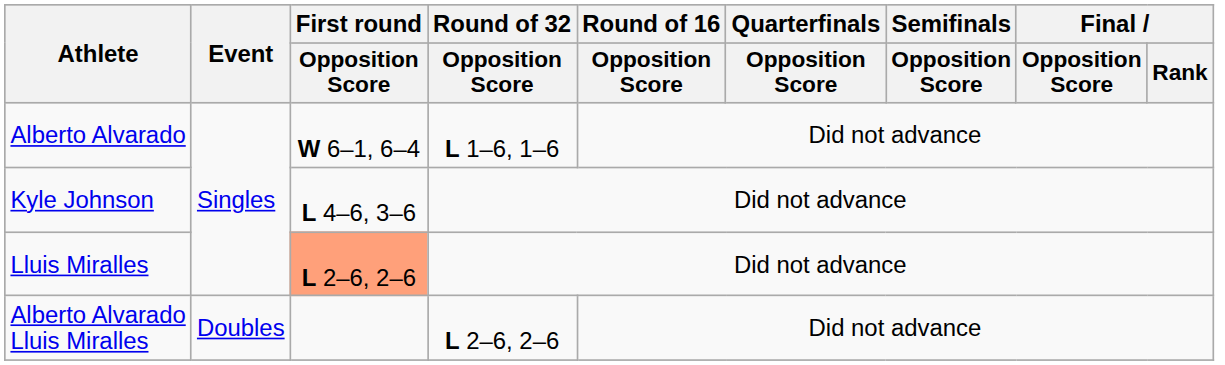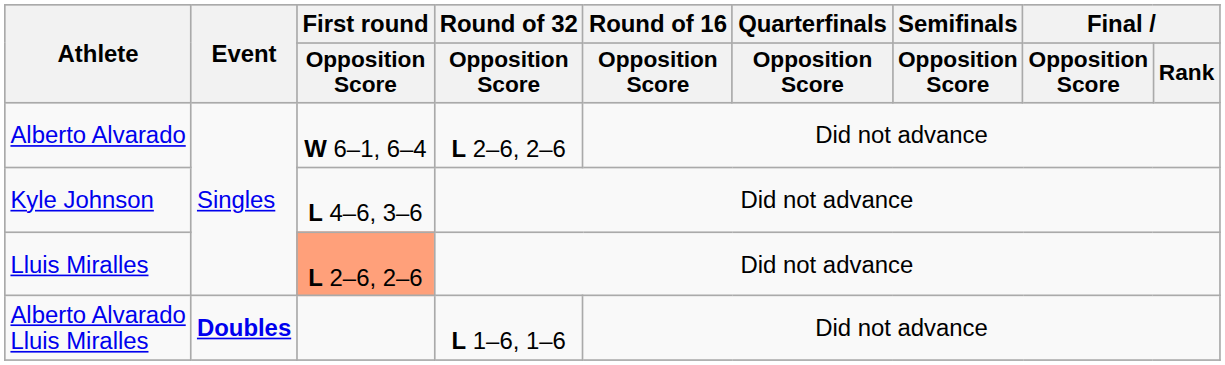(502, 149) L 1–6, 1–6 -> (509, 149) L 2–6, 2–6
(241, 329) normal -> (244, 329) bold
(502, 342) L 2–6, 2–6 -> (509, 342) L 1–6, 1–6
